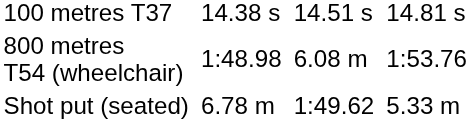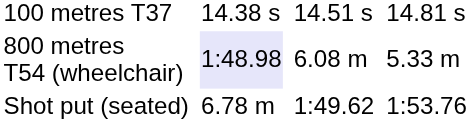(241, 59) no background -> (241, 59) lavender background
(427, 59) 1:53.76 -> (423, 59) 5.33 m
(423, 106) 5.33 m -> (427, 106) 1:53.76
